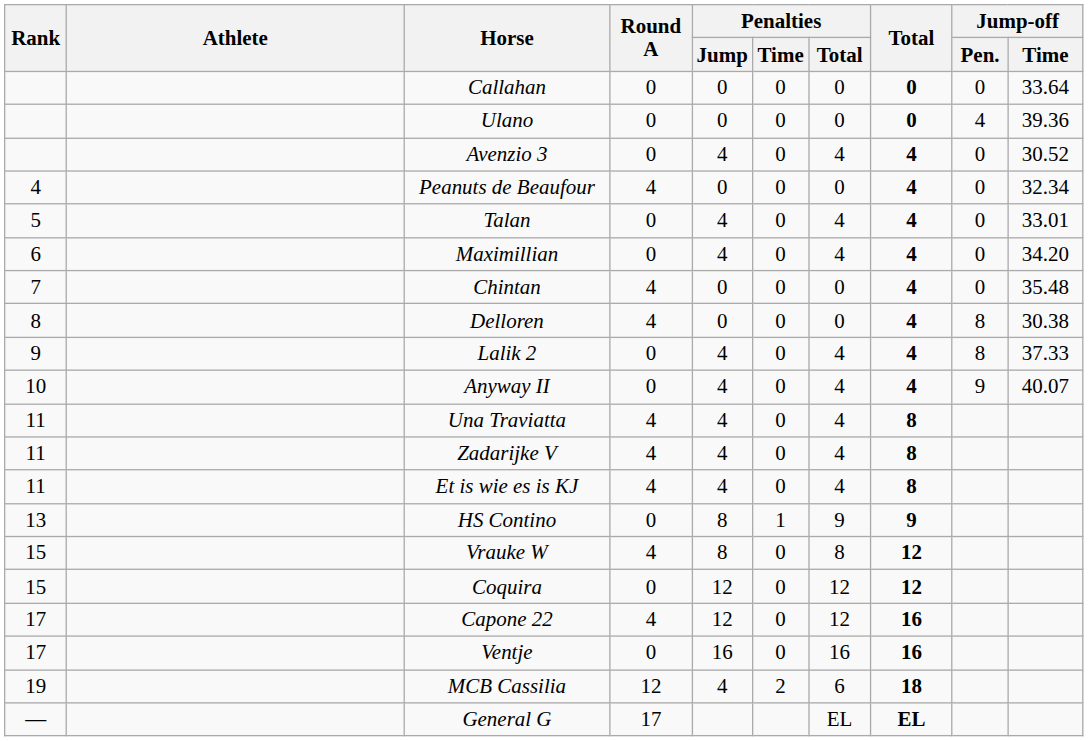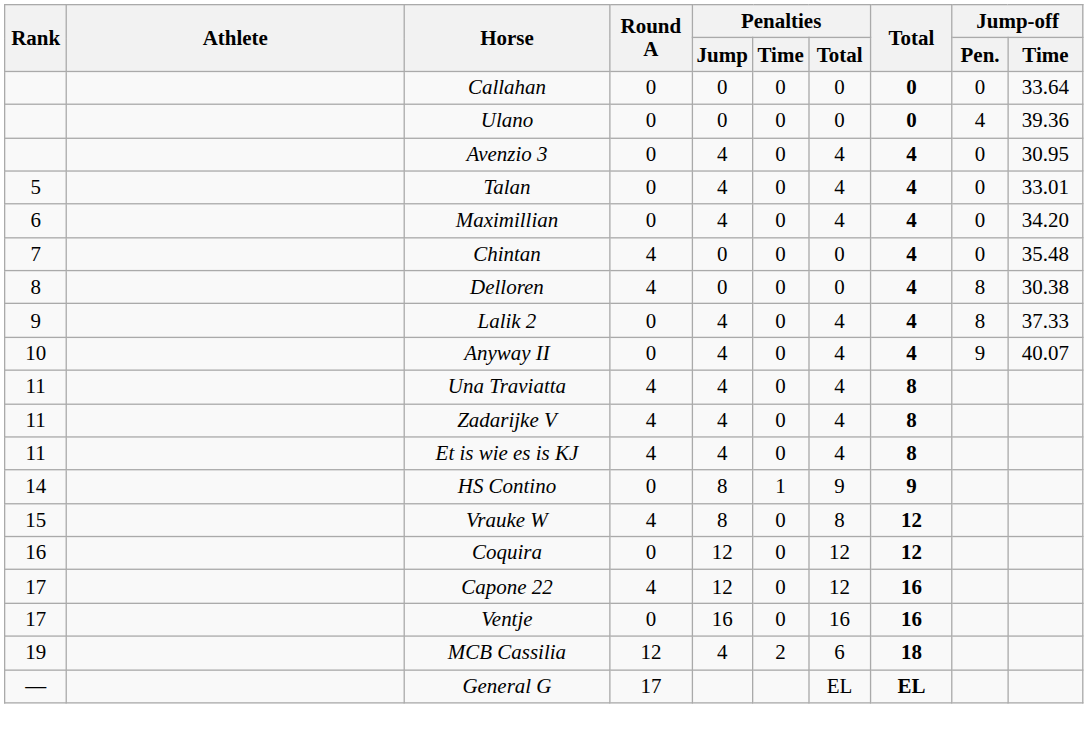(1045, 154) 30.52 -> (1045, 154) 30.95
- row: (507, 187)
(36, 519) 13 -> (36, 486) 14
(36, 586) 15 -> (36, 552) 16
